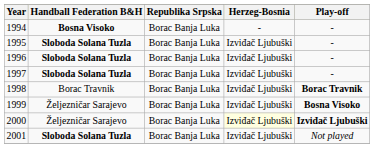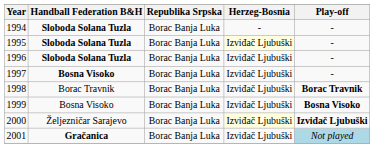(86, 27) Bosna Visoko -> (86, 27) Sloboda Solana Tuzla
(259, 43) no background -> (259, 43) lightyellow background
(86, 74) Sloboda Solana Tuzla -> (86, 74) Bosna Visoko
(86, 105) Željezničar Sarajevo -> (86, 105) Bosna Visoko
(86, 136) Sloboda Solana Tuzla -> (86, 136) Gračanica
(332, 136) no background -> (332, 136) lightblue background
